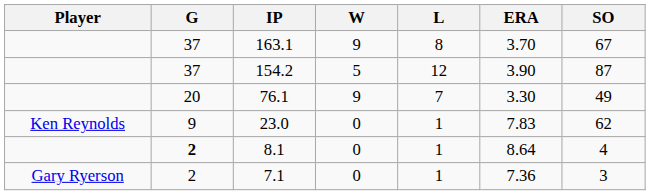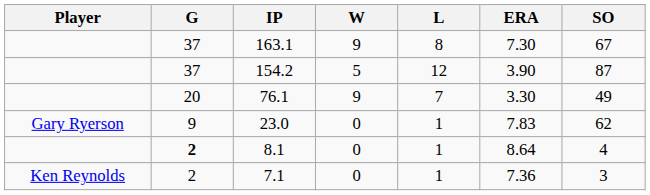(521, 44) 3.70 -> (521, 44) 7.30
(78, 123) Ken Reynolds -> (78, 123) Gary Ryerson
(78, 176) Gary Ryerson -> (78, 176) Ken Reynolds
